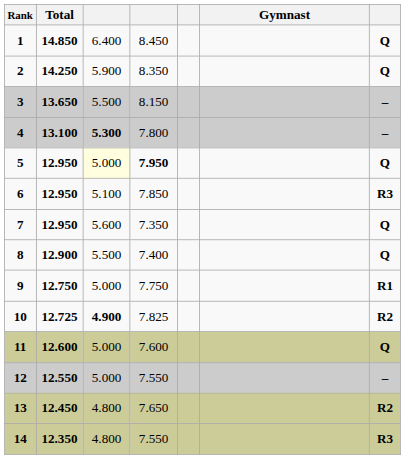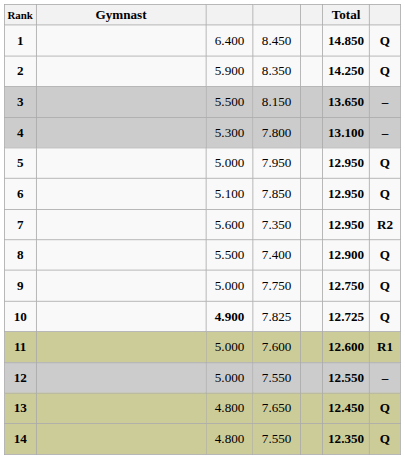columns swapped: (285, 14) <-> (59, 14)
(107, 132) bold -> (230, 132) normal
(107, 163) lightyellow background -> (230, 163) no background
(154, 163) bold -> (277, 163) normal
(385, 193) R3 -> (385, 193) Q
(385, 224) Q -> (385, 224) R2
(385, 285) R1 -> (385, 285) Q
(385, 316) R2 -> (385, 316) Q
(385, 347) Q -> (385, 347) R1
(385, 408) R2 -> (385, 408) Q
(385, 439) R3 -> (385, 439) Q
